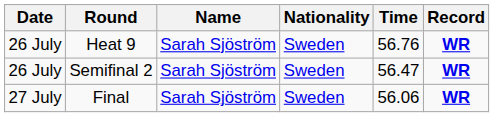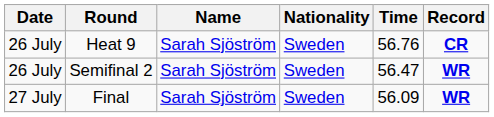(456, 44) WR -> (456, 44) CR
(398, 97) 56.06 -> (398, 97) 56.09
